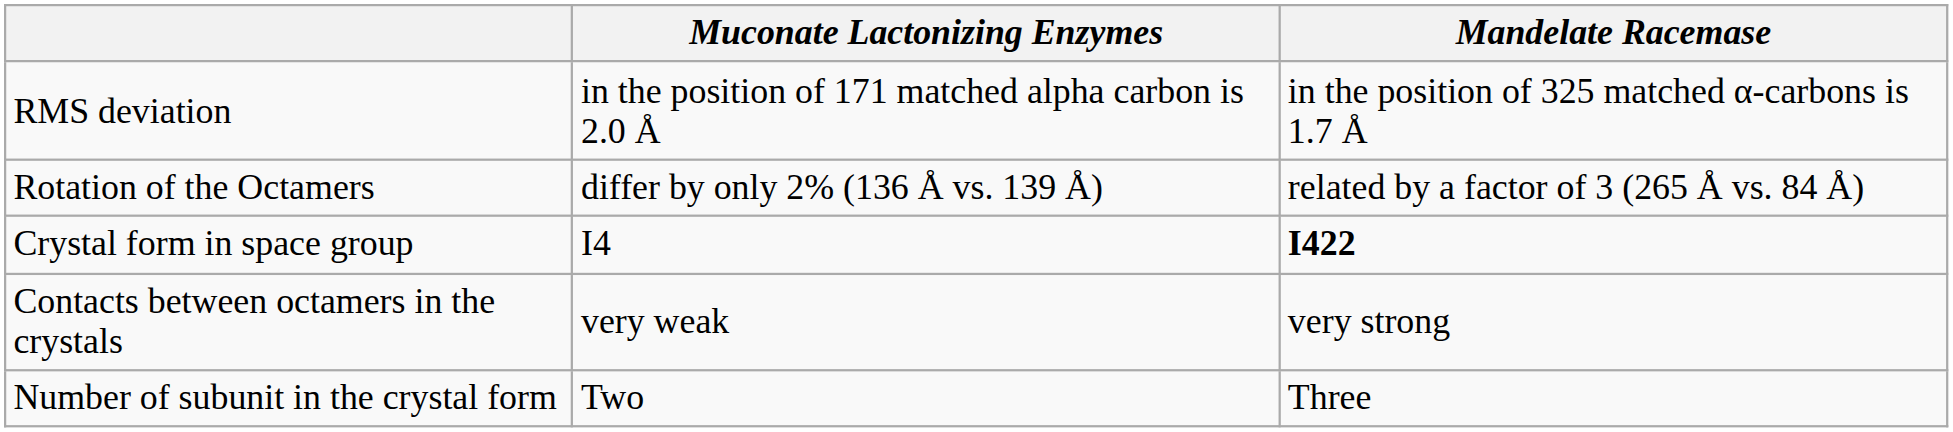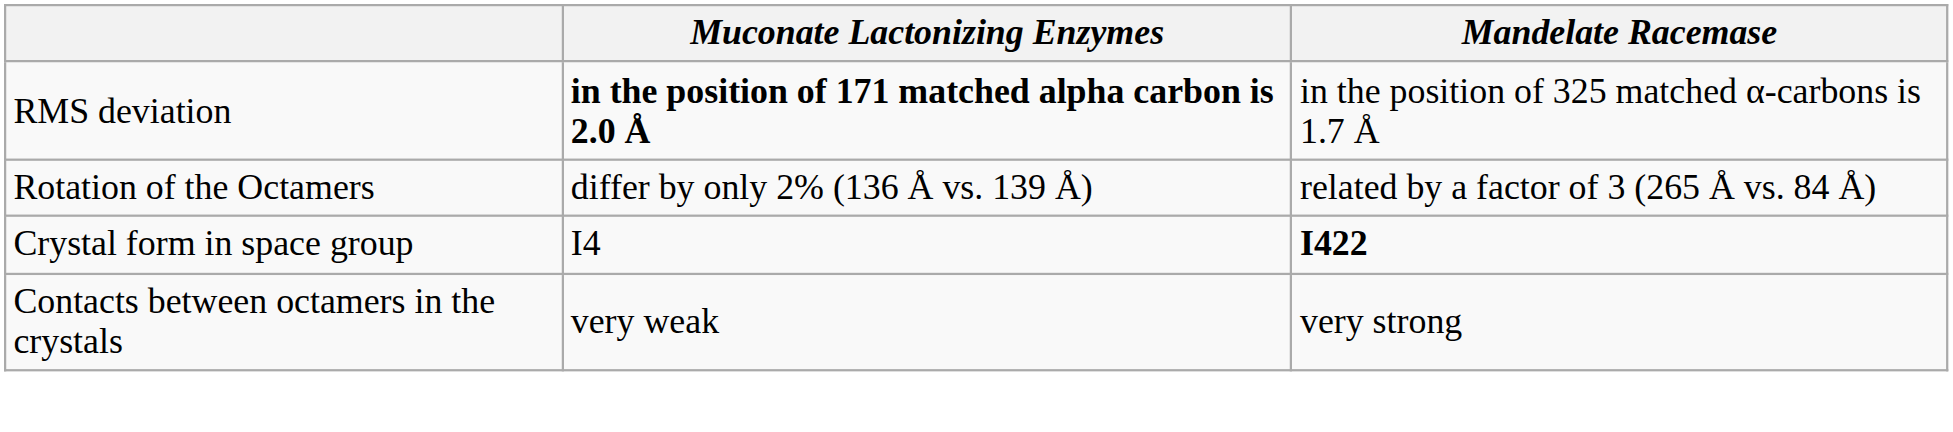(912, 109) normal -> (922, 109) bold
- row: (285, 397)
